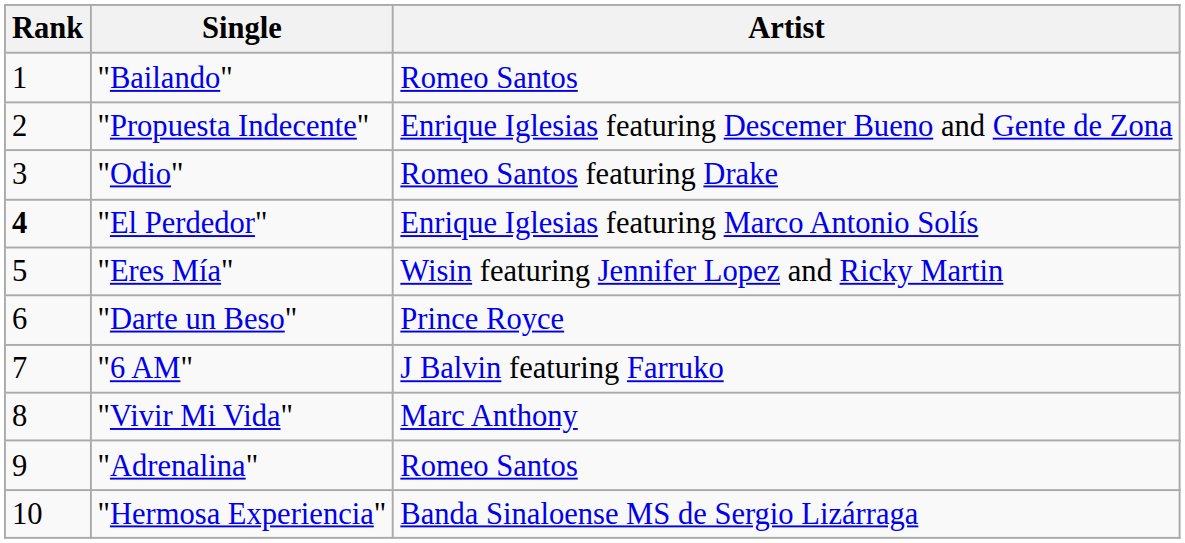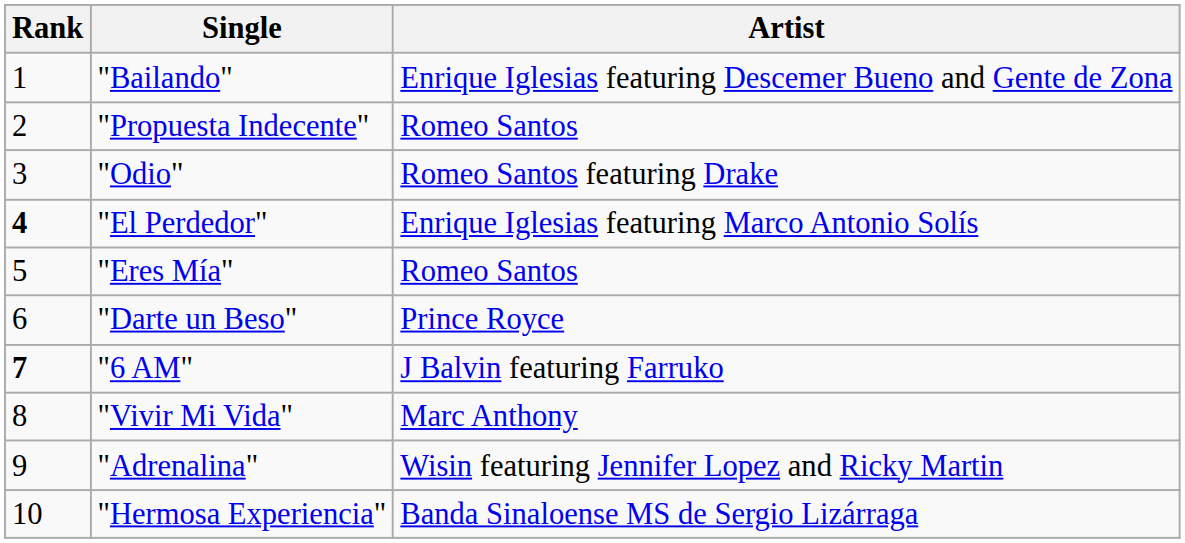(489, 77) Romeo Santos -> (786, 77) Enrique Iglesias featuring Descemer Bueno and Gente de Zona
(786, 125) Enrique Iglesias featuring Descemer Bueno and Gente de Zona -> (489, 125) Romeo Santos
(702, 271) Wisin featuring Jennifer Lopez and Ricky Martin -> (489, 271) Romeo Santos
(20, 367) normal -> (20, 367) bold
(489, 464) Romeo Santos -> (702, 464) Wisin featuring Jennifer Lopez and Ricky Martin
